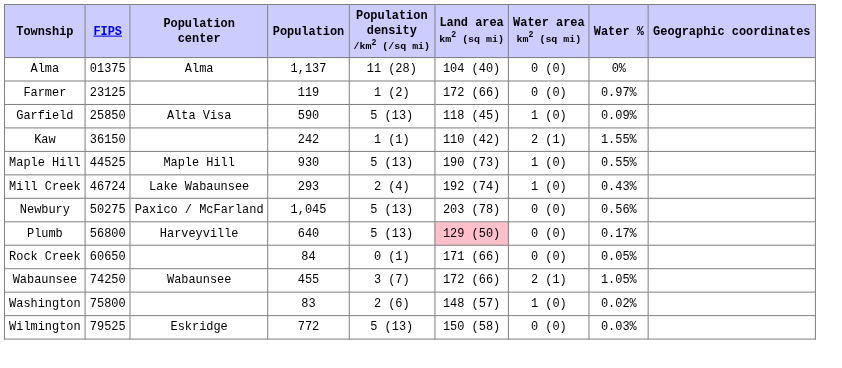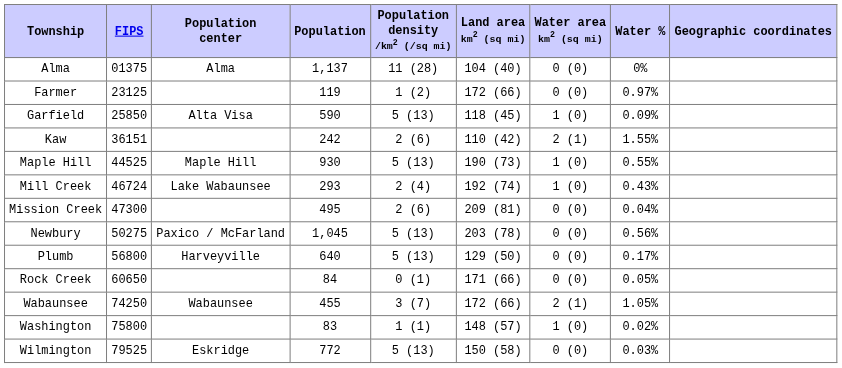(108, 140) 36150 -> (129, 140) 36151
(392, 140) 1 (1) -> (413, 140) 2 (6)
+ row: (56, 210)
(472, 234) pink background -> (493, 257) no background
(392, 304) 2 (6) -> (413, 328) 1 (1)
